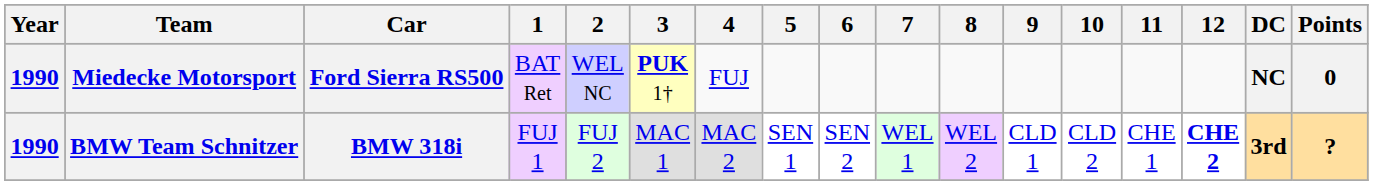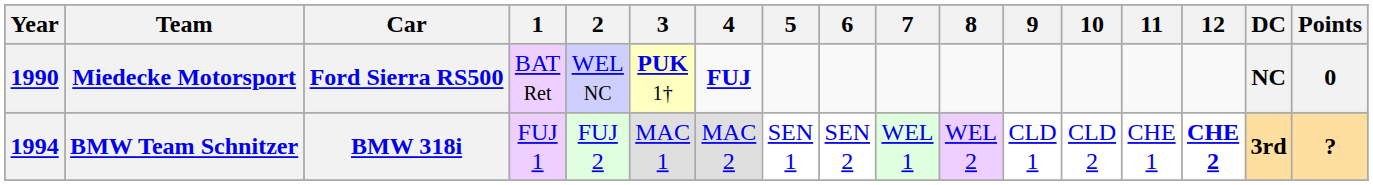(729, 77) normal -> (729, 77) bold
(35, 145) 1990 -> (35, 145) 1994
